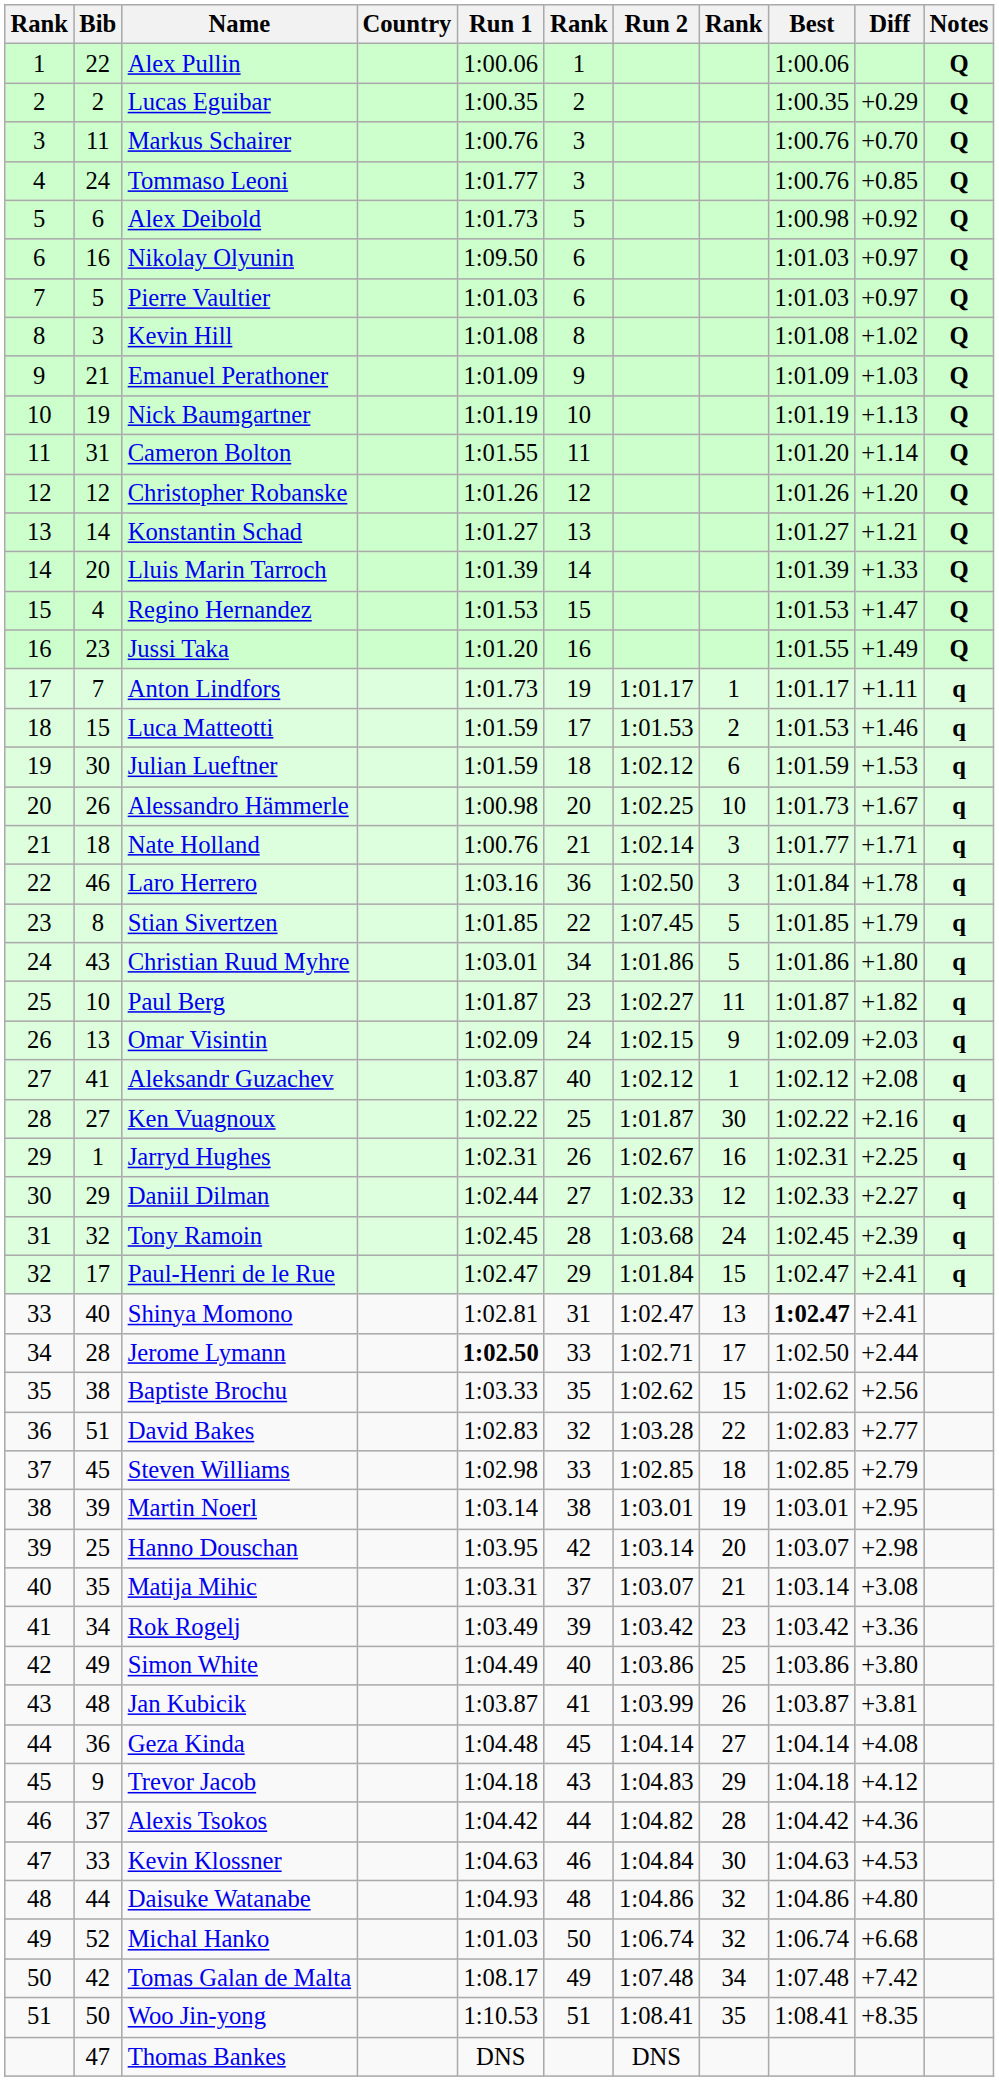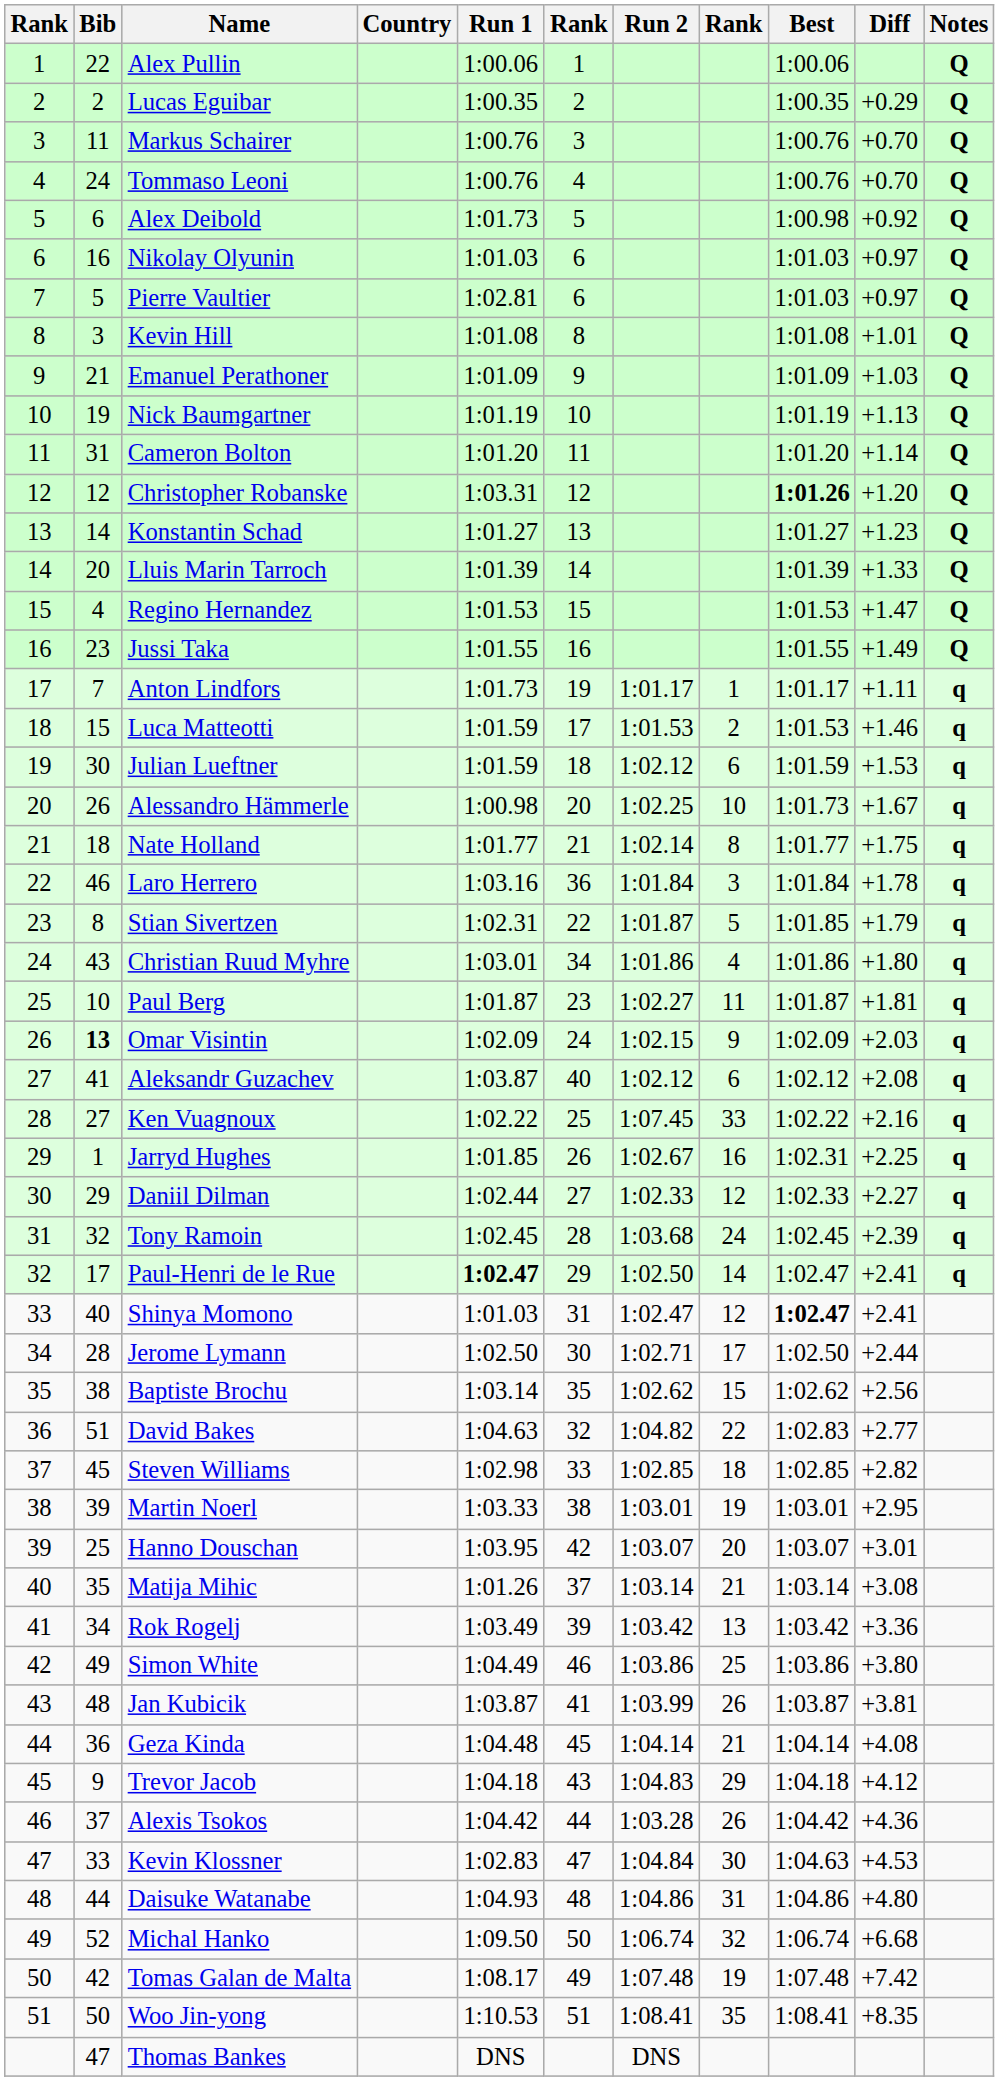(501, 180) 1:01.77 -> (501, 180) 1:00.76
(579, 180) 3 -> (579, 180) 4
(890, 180) +0.85 -> (890, 180) +0.70
(501, 258) 1:09.50 -> (501, 258) 1:01.03
(501, 297) 1:01.03 -> (501, 297) 1:02.81
(890, 336) +1.02 -> (890, 336) +1.01
(501, 453) 1:01.55 -> (501, 453) 1:01.20
(501, 492) 1:01.26 -> (501, 492) 1:03.31
(812, 492) normal -> (812, 492) bold
(890, 532) +1.21 -> (890, 532) +1.23
(501, 649) 1:01.20 -> (501, 649) 1:01.55
(501, 844) 1:00.76 -> (501, 844) 1:01.77
(734, 844) 3 -> (734, 844) 8
(890, 844) +1.71 -> (890, 844) +1.75
(656, 883) 1:02.50 -> (656, 883) 1:01.84
(501, 922) 1:01.85 -> (501, 922) 1:02.31
(656, 922) 1:07.45 -> (656, 922) 1:01.87
(734, 961) 5 -> (734, 961) 4
(890, 1000) +1.82 -> (890, 1000) +1.81
(98, 1040) normal -> (98, 1040) bold
(734, 1079) 1 -> (734, 1079) 6
(656, 1118) 1:01.87 -> (656, 1118) 1:07.45
(734, 1118) 30 -> (734, 1118) 33
(501, 1157) 1:02.31 -> (501, 1157) 1:01.85
(501, 1274) normal -> (501, 1274) bold
(656, 1274) 1:01.84 -> (656, 1274) 1:02.50
(734, 1274) 15 -> (734, 1274) 14
(501, 1313) 1:02.81 -> (501, 1313) 1:01.03
(734, 1313) 13 -> (734, 1313) 12
(501, 1352) bold -> (501, 1352) normal
(579, 1352) 33 -> (579, 1352) 30
(501, 1391) 1:03.33 -> (501, 1391) 1:03.14
(501, 1430) 1:02.83 -> (501, 1430) 1:04.63
(656, 1430) 1:03.28 -> (656, 1430) 1:04.82
(890, 1469) +2.79 -> (890, 1469) +2.82
(501, 1508) 1:03.14 -> (501, 1508) 1:03.33
(656, 1548) 1:03.14 -> (656, 1548) 1:03.07
(890, 1548) +2.98 -> (890, 1548) +3.01
(501, 1587) 1:03.31 -> (501, 1587) 1:01.26
(656, 1587) 1:03.07 -> (656, 1587) 1:03.14
(734, 1626) 23 -> (734, 1626) 13
(579, 1665) 40 -> (579, 1665) 46
(734, 1743) 27 -> (734, 1743) 21
(656, 1821) 1:04.82 -> (656, 1821) 1:03.28
(734, 1821) 28 -> (734, 1821) 26
(501, 1860) 1:04.63 -> (501, 1860) 1:02.83
(579, 1860) 46 -> (579, 1860) 47
(734, 1899) 32 -> (734, 1899) 31
(501, 1938) 1:01.03 -> (501, 1938) 1:09.50
(734, 1977) 34 -> (734, 1977) 19
